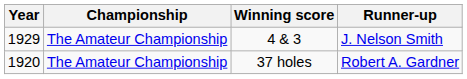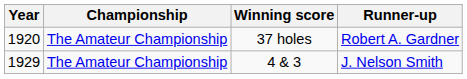rows swapped: (284, 62) <-> (284, 39)
